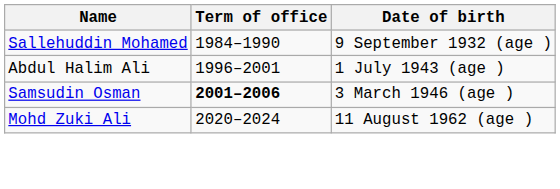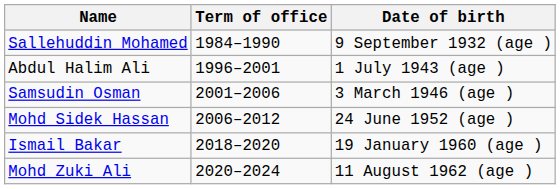(238, 94) bold -> (238, 94) normal
+ row: (89, 120)
+ row: (65, 146)
